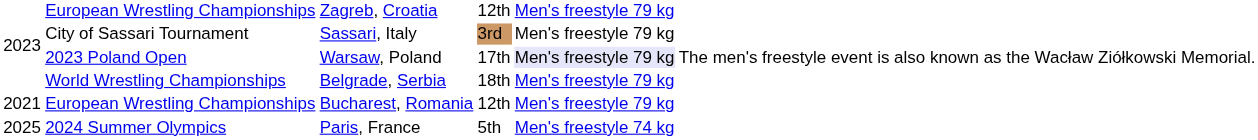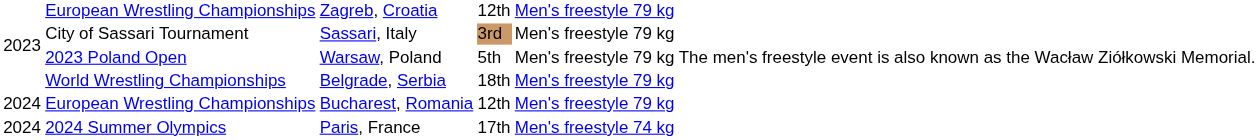(494, 57) 17th -> (489, 57) 5th
(595, 57) lavender background -> (595, 57) no background
(22, 103) 2021 -> (22, 103) 2024
(22, 127) 2025 -> (22, 127) 2024
(489, 127) 5th -> (494, 127) 17th
